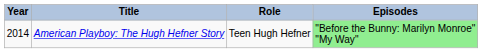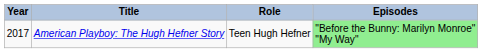(18, 34) 2014 -> (18, 34) 2017
